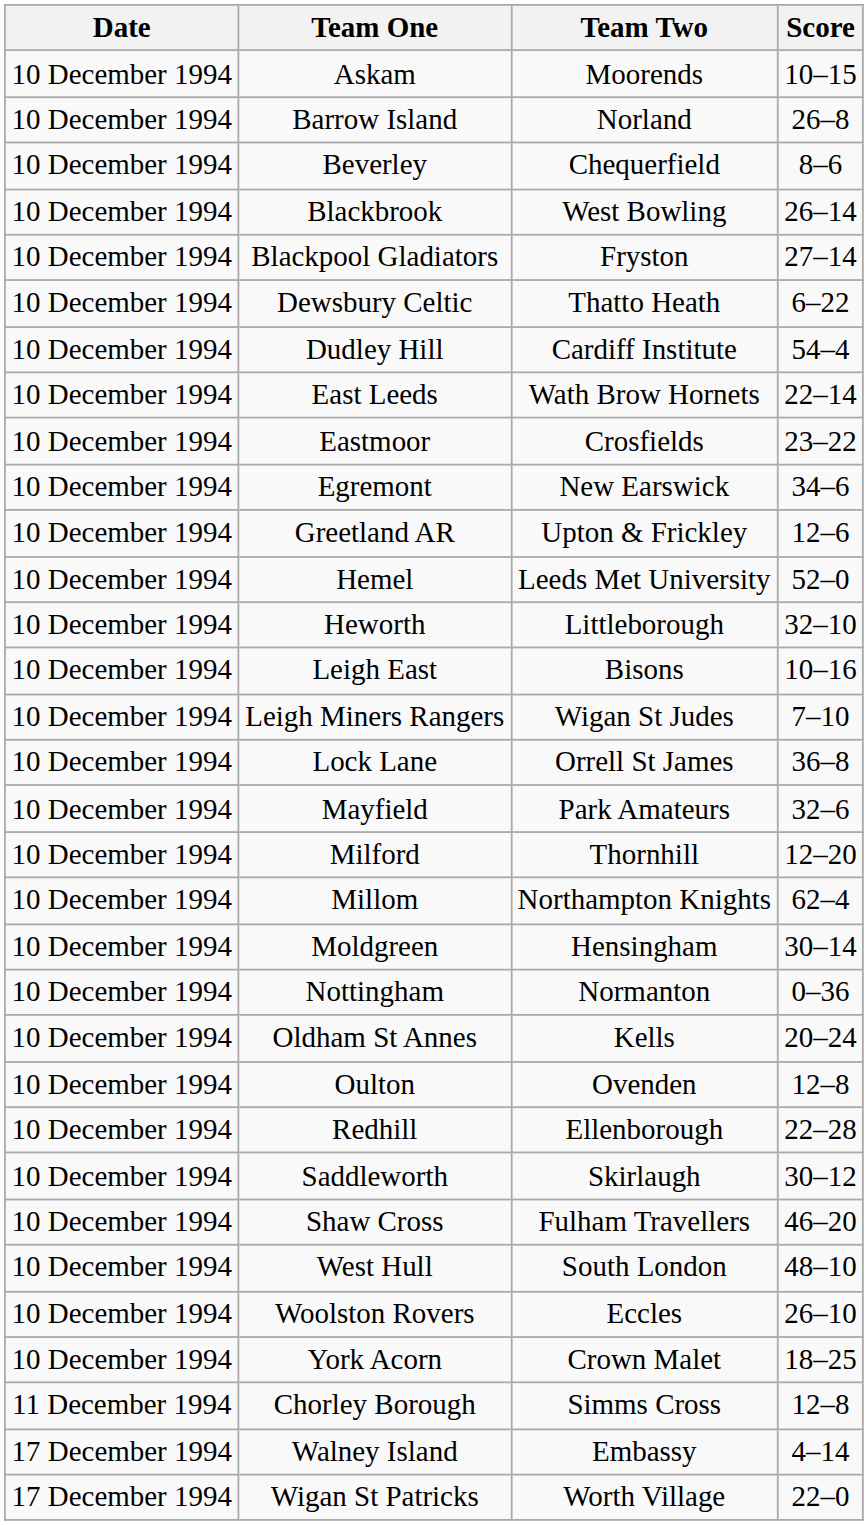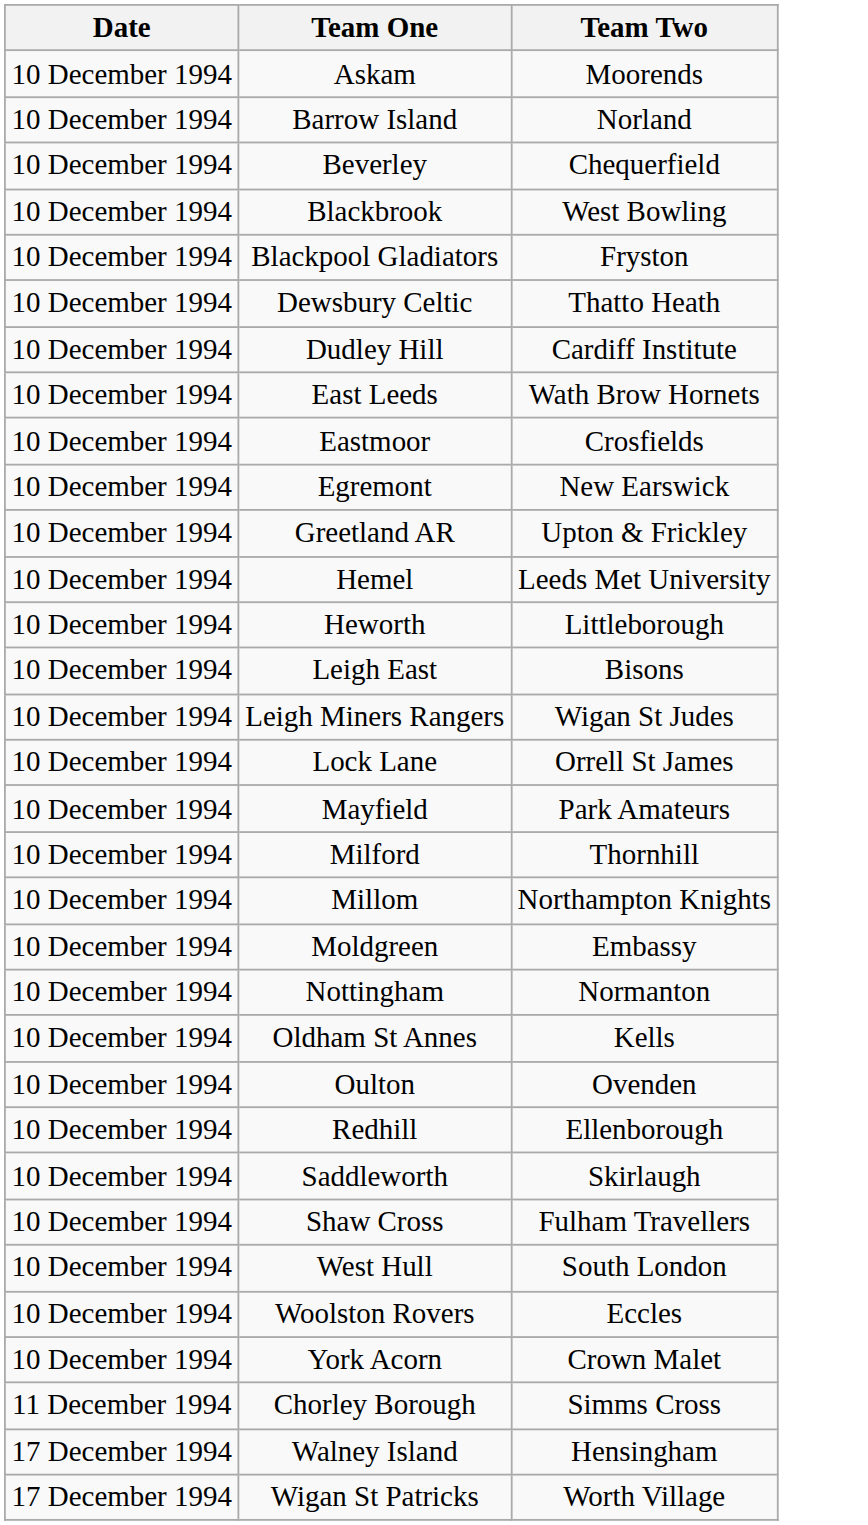- column: (821, 27)
(644, 946) Hensingham -> (644, 946) Embassy
(644, 1451) Embassy -> (644, 1451) Hensingham
